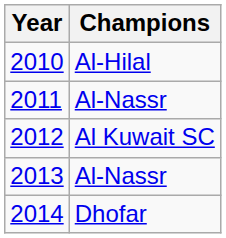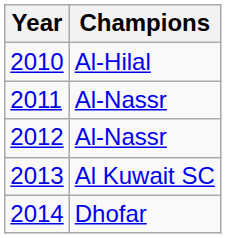(145, 137) Al Kuwait SC -> (121, 137) Al-Nassr
(121, 175) Al-Nassr -> (145, 175) Al Kuwait SC
